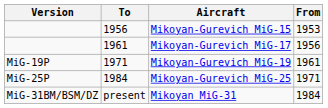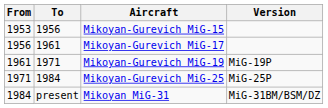columns swapped: (308, 13) <-> (53, 13)
